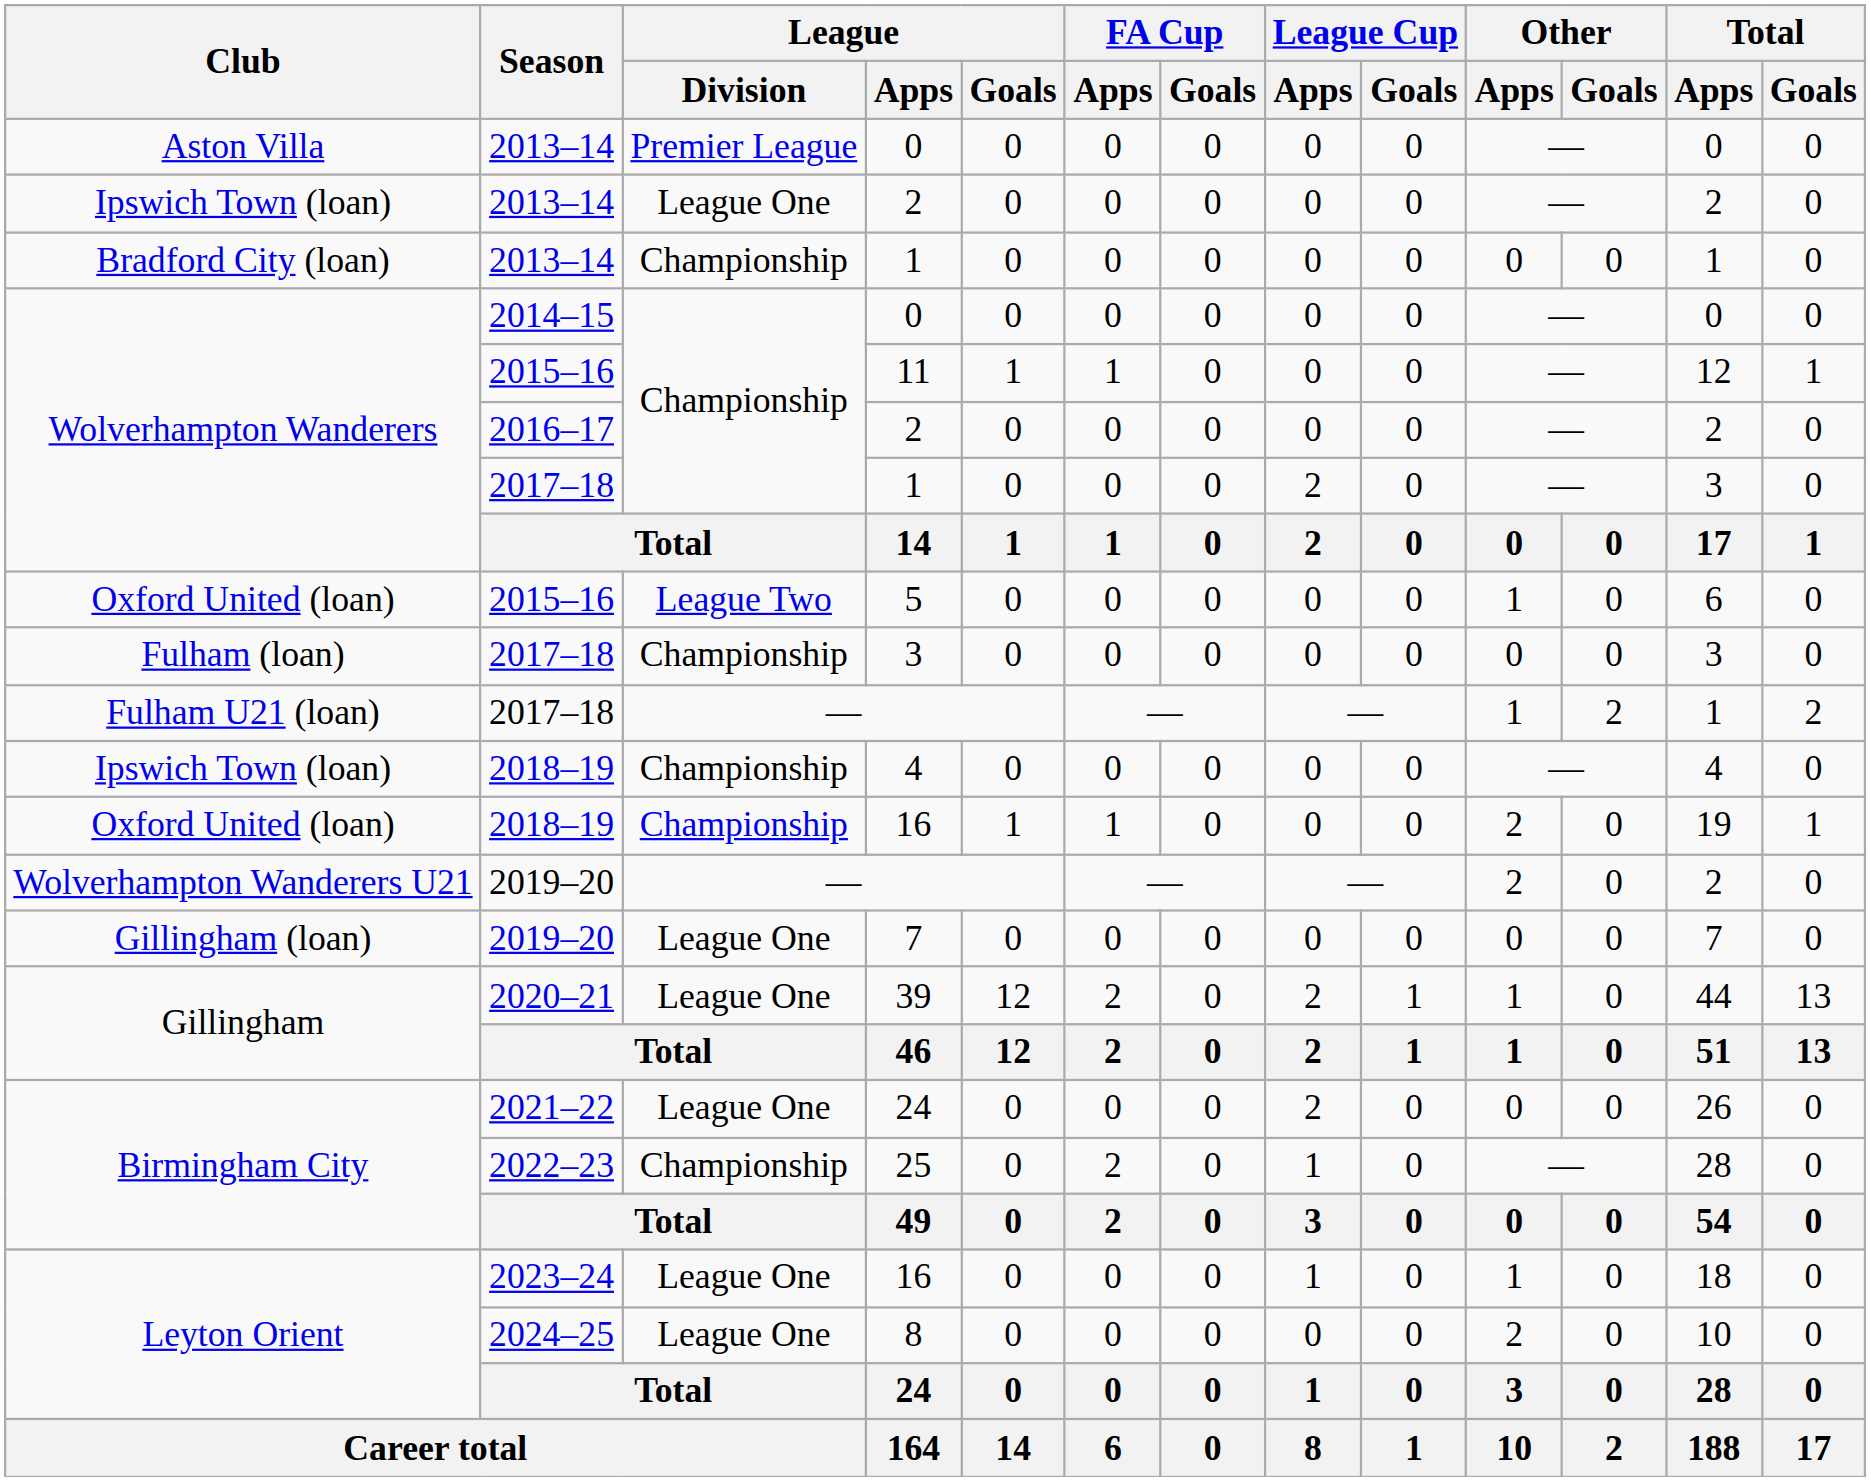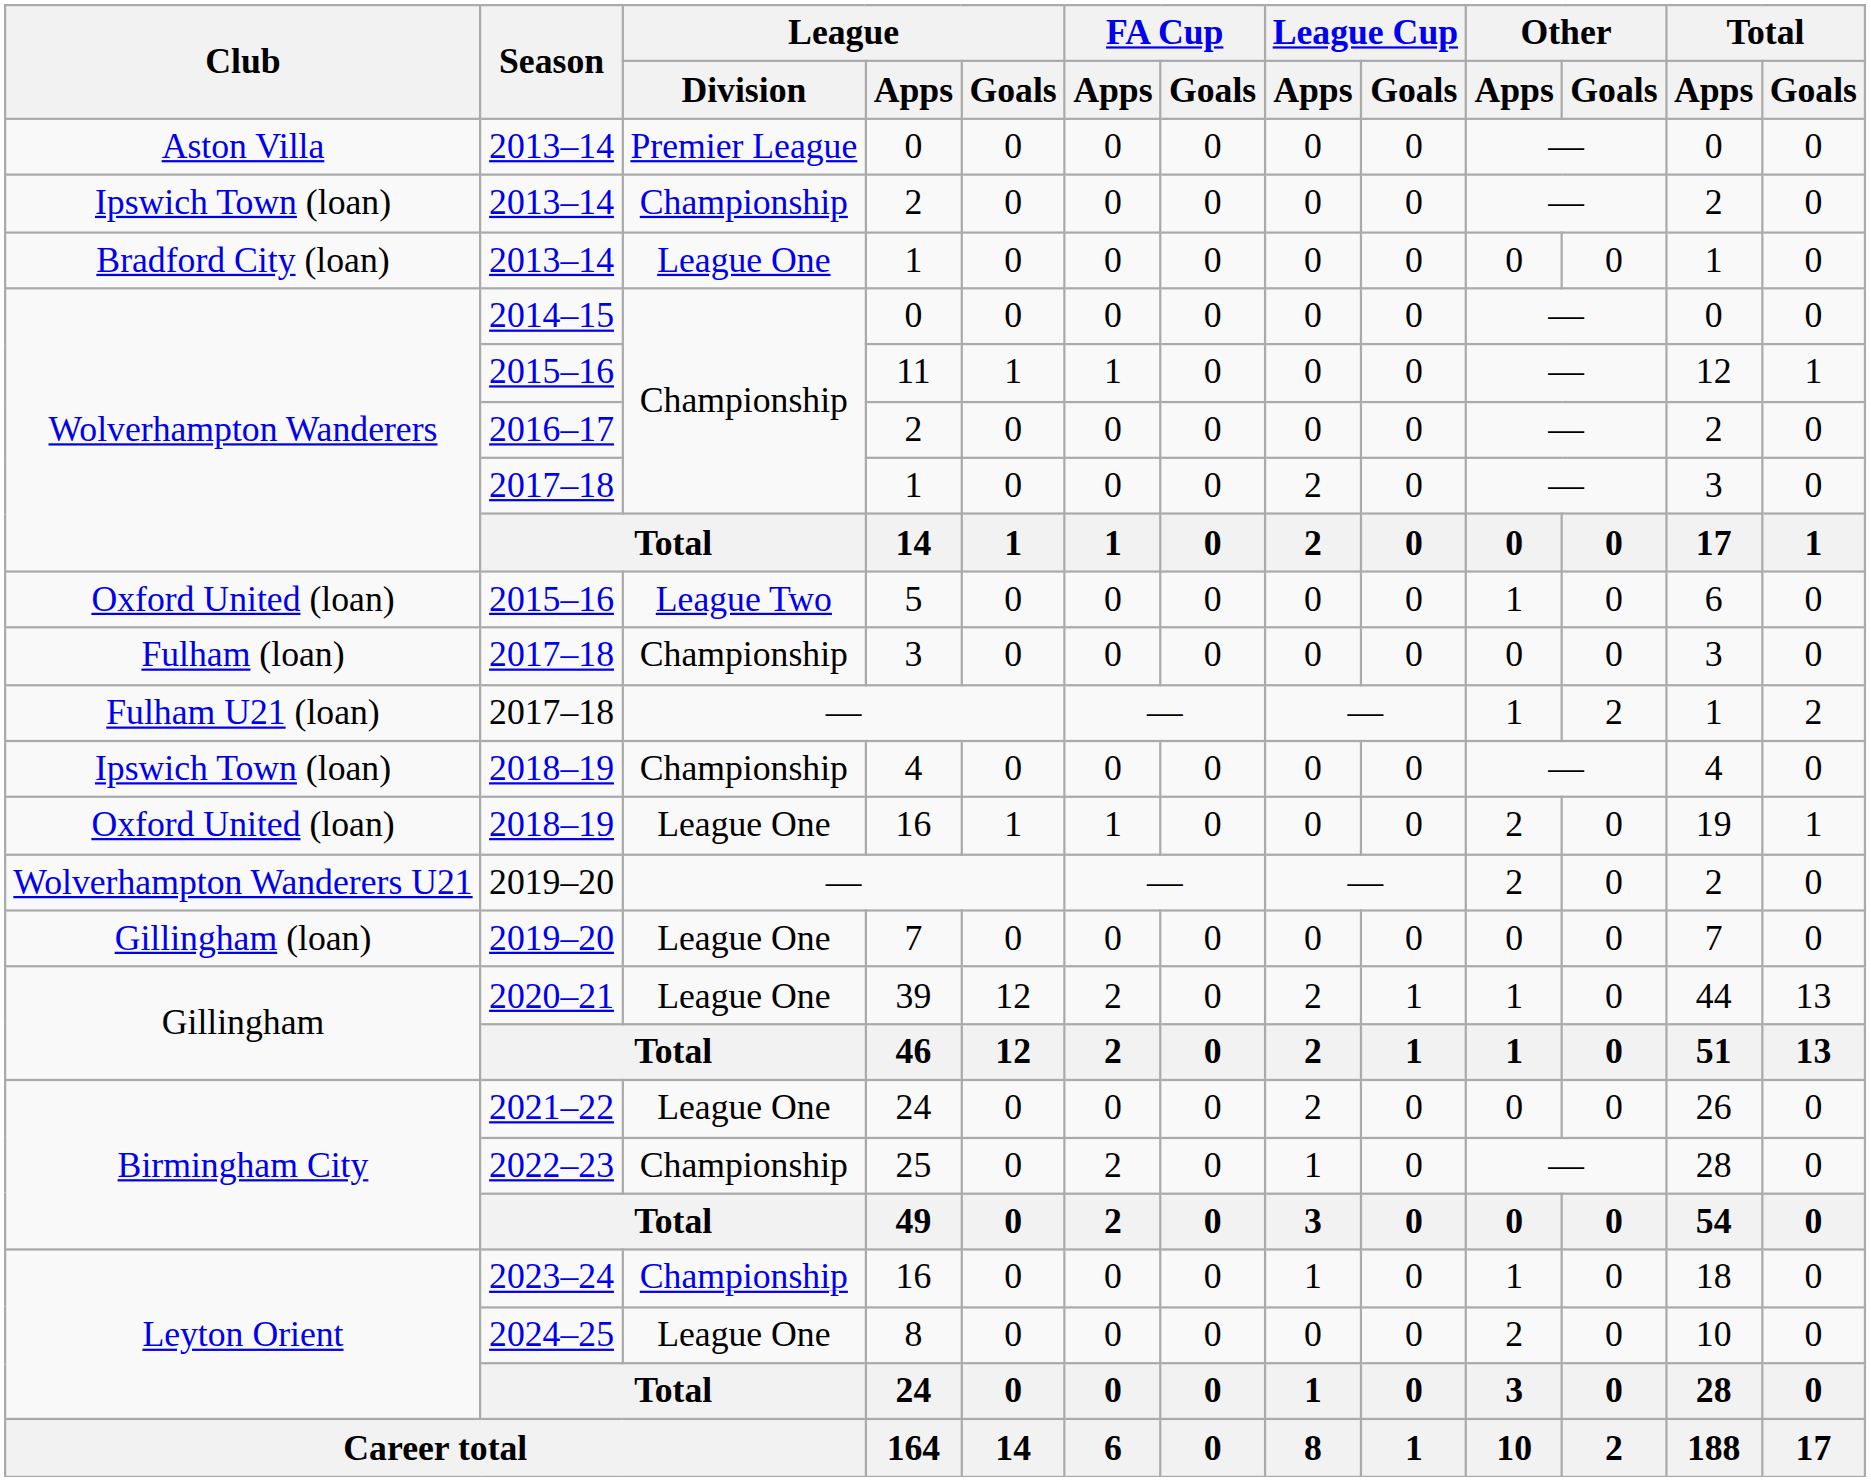(744, 202) League One -> (744, 202) Championship
(744, 259) Championship -> (744, 259) League One
(744, 825) Championship -> (744, 825) League One
(744, 1277) League One -> (744, 1277) Championship
